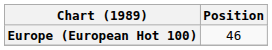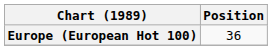(234, 35) 46 -> (234, 35) 36
